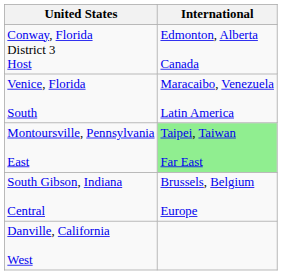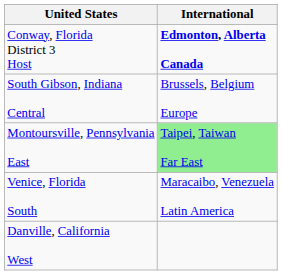(209, 49) normal -> (213, 49) bold
rows swapped: (65, 196) <-> (46, 98)
